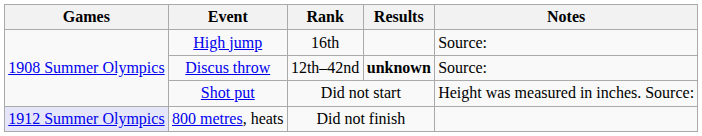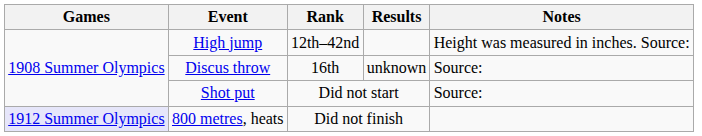(325, 42) 16th -> (325, 42) 12th–42nd
(463, 42) Source: -> (562, 42) Height was measured in inches. Source:
(325, 67) 12th–42nd -> (325, 67) 16th
(399, 67) bold -> (397, 67) normal
(566, 93) Height was measured in inches. Source: -> (458, 93) Source:
